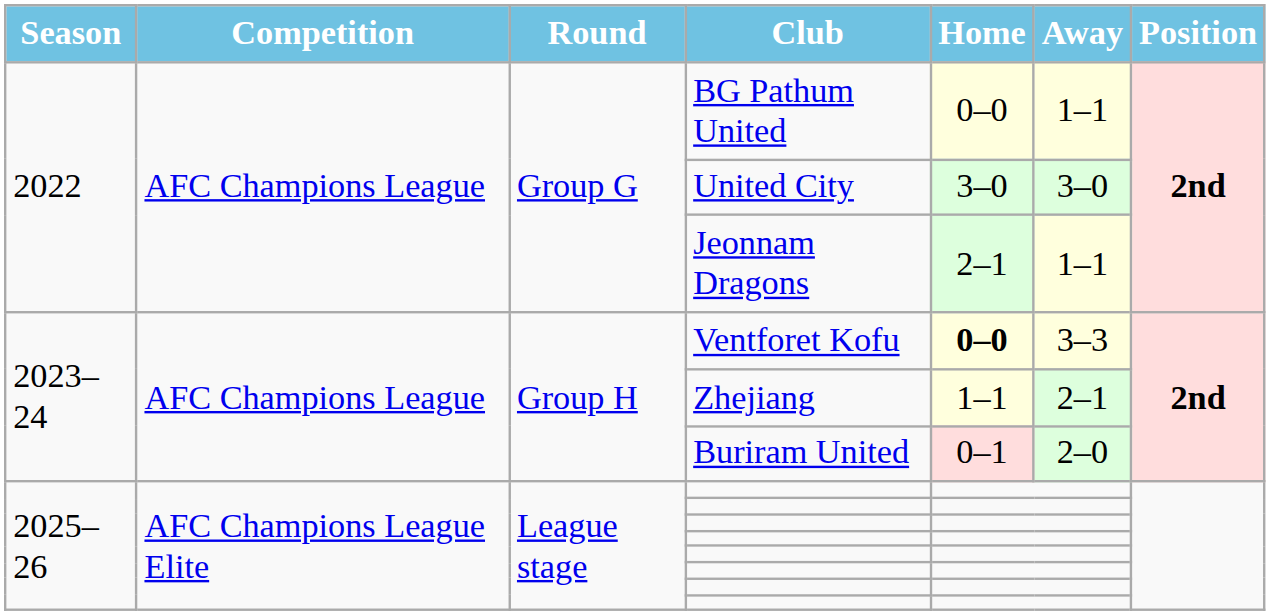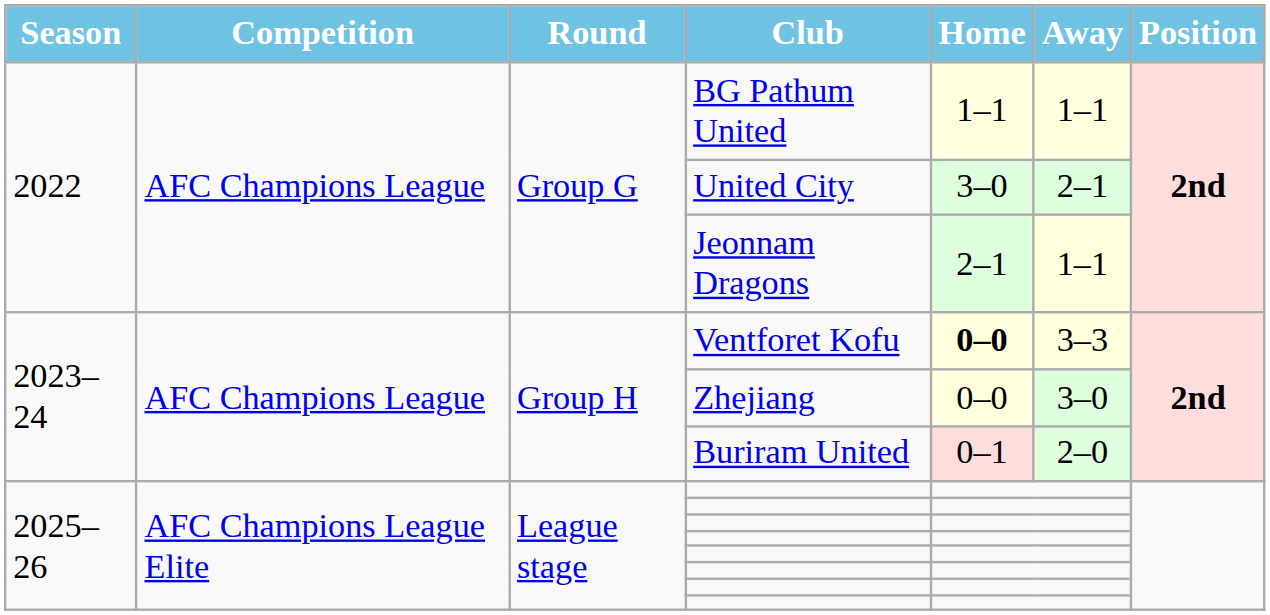(982, 109) 0–0 -> (982, 109) 1–1
(1082, 186) 3–0 -> (1082, 186) 2–1
(982, 396) 1–1 -> (982, 396) 0–0
(1082, 396) 2–1 -> (1082, 396) 3–0
